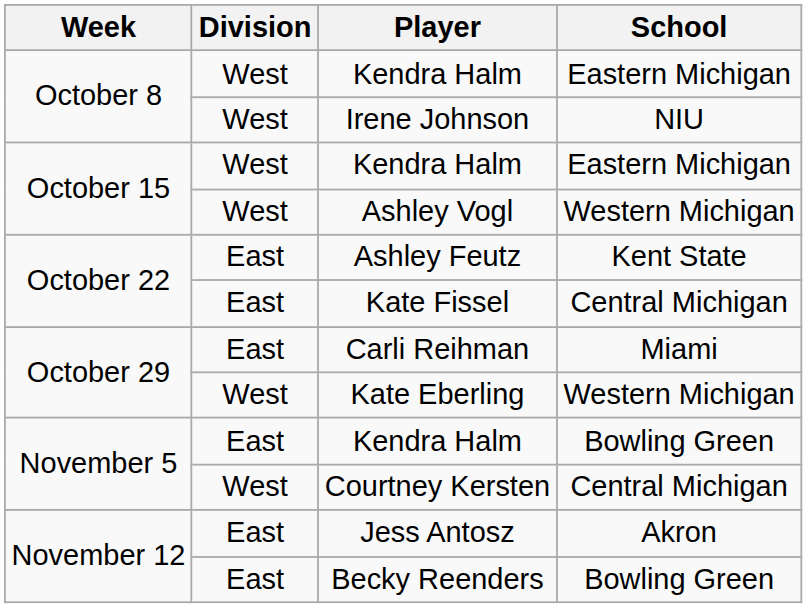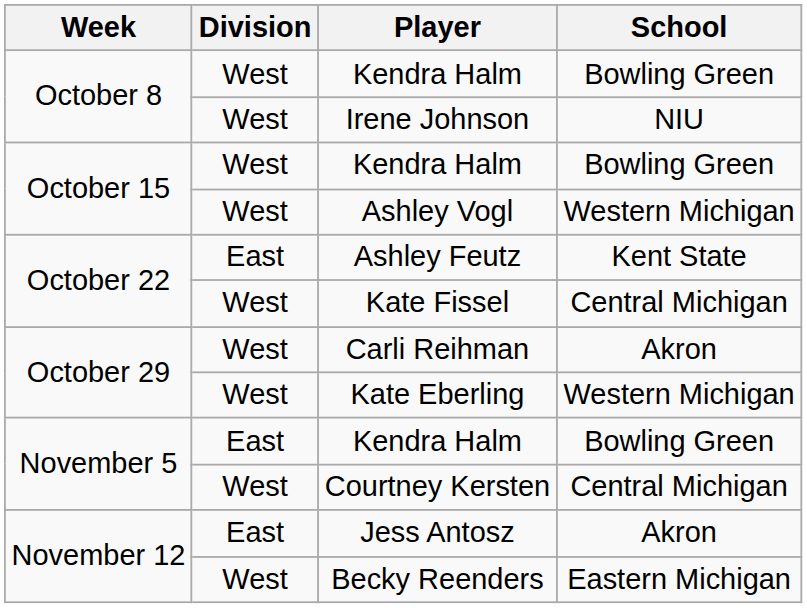(679, 73) Eastern Michigan -> (679, 73) Bowling Green
(679, 165) Eastern Michigan -> (679, 165) Bowling Green
(255, 303) East -> (255, 303) West
(255, 348) East -> (255, 348) West
(679, 348) Miami -> (679, 348) Akron
(255, 578) East -> (255, 578) West
(679, 578) Bowling Green -> (679, 578) Eastern Michigan
